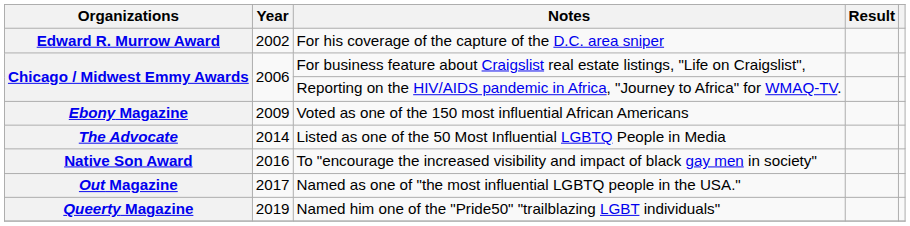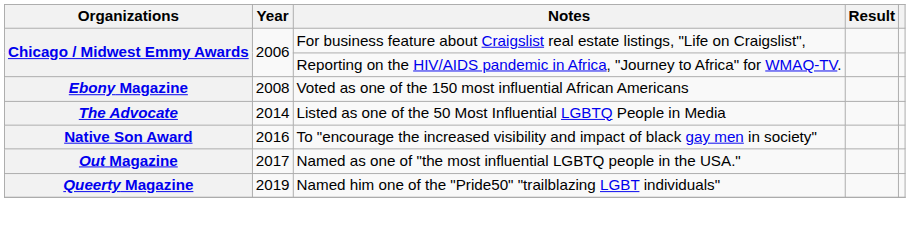- row: (480, 40)
(273, 112) 2009 -> (273, 88) 2008
